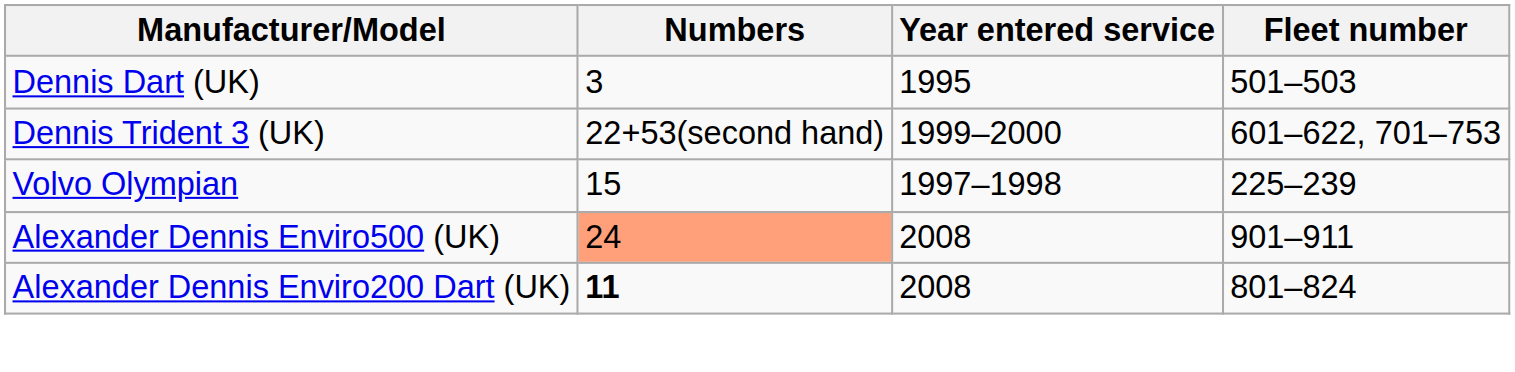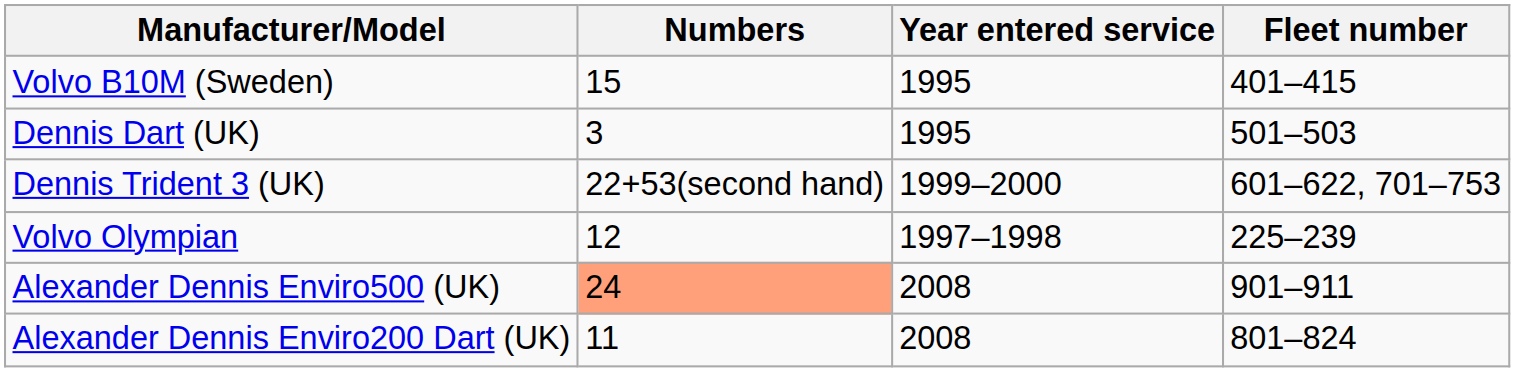+ row: (173, 81)
(603, 184) 15 -> (603, 236) 12
(602, 287) bold -> (602, 339) normal
